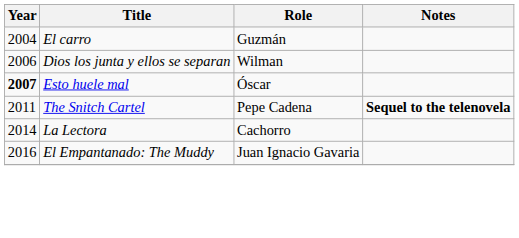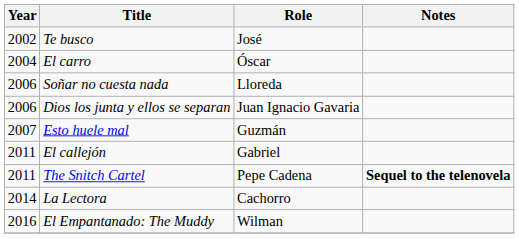+ row: (68, 38)
(261, 38) Guzmán -> (254, 61) Óscar
+ row: (106, 84)
(260, 61) Wilman -> (298, 107) Juan Ignacio Gavaria
(22, 84) bold -> (22, 130) normal
(254, 84) Óscar -> (261, 130) Guzmán
+ row: (75, 152)
(298, 152) Juan Ignacio Gavaria -> (260, 221) Wilman
